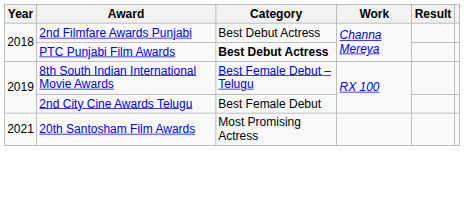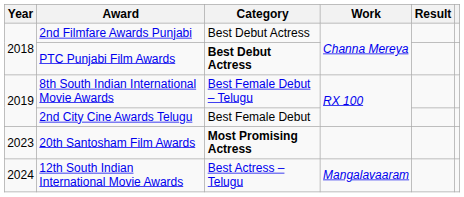(20, 129) 2021 -> (20, 142) 2023
(260, 129) normal -> (253, 142) bold
+ row: (111, 175)
